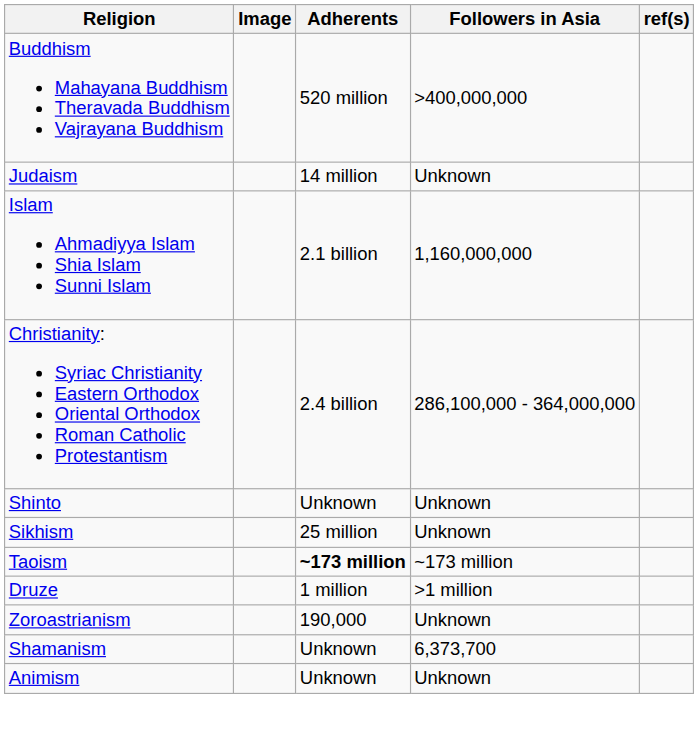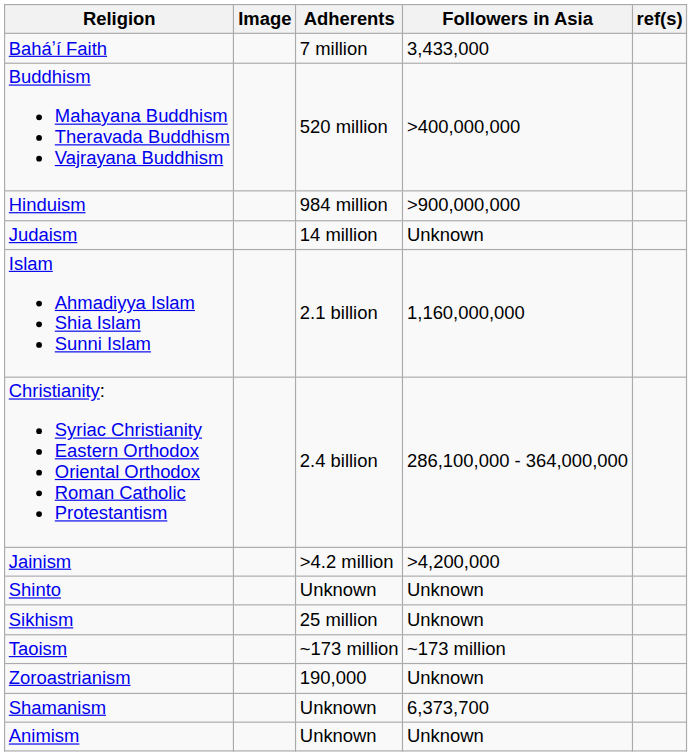+ row: (58, 48)
+ row: (47, 205)
+ row: (40, 561)
(353, 561) bold -> (349, 649) normal
- row: (33, 590)
